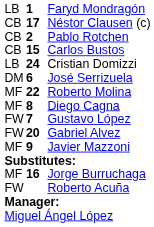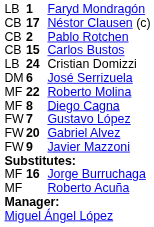(13, 146) MF -> (14, 146) FW
(14, 188) FW -> (13, 188) MF
